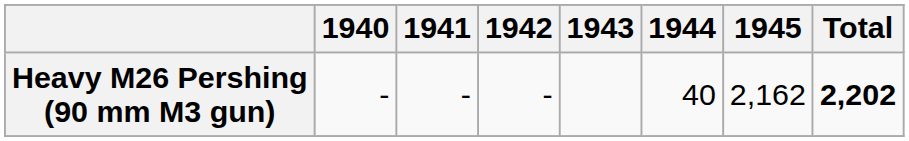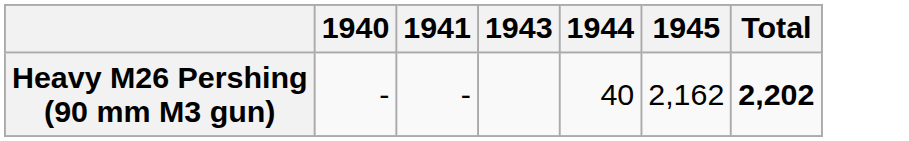- column: (519, 28)
